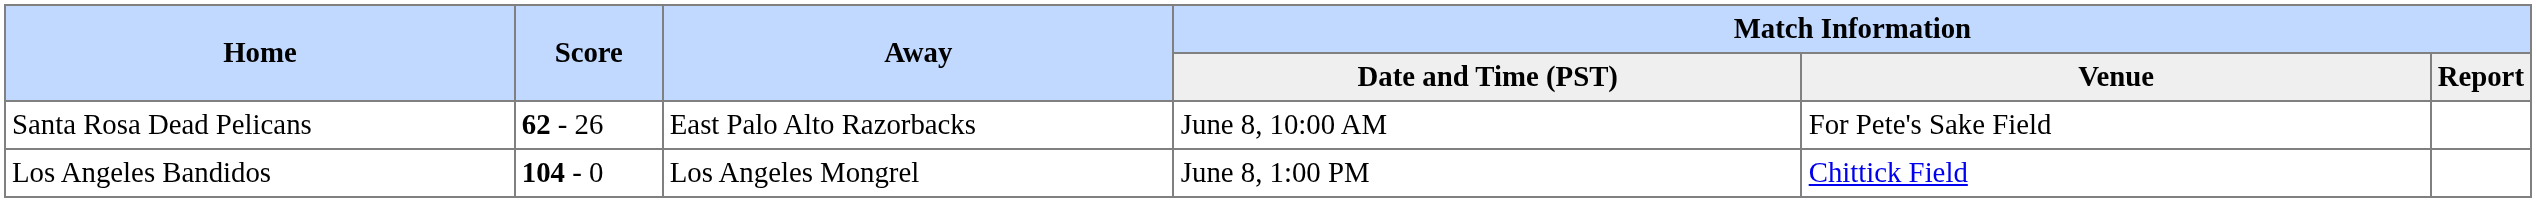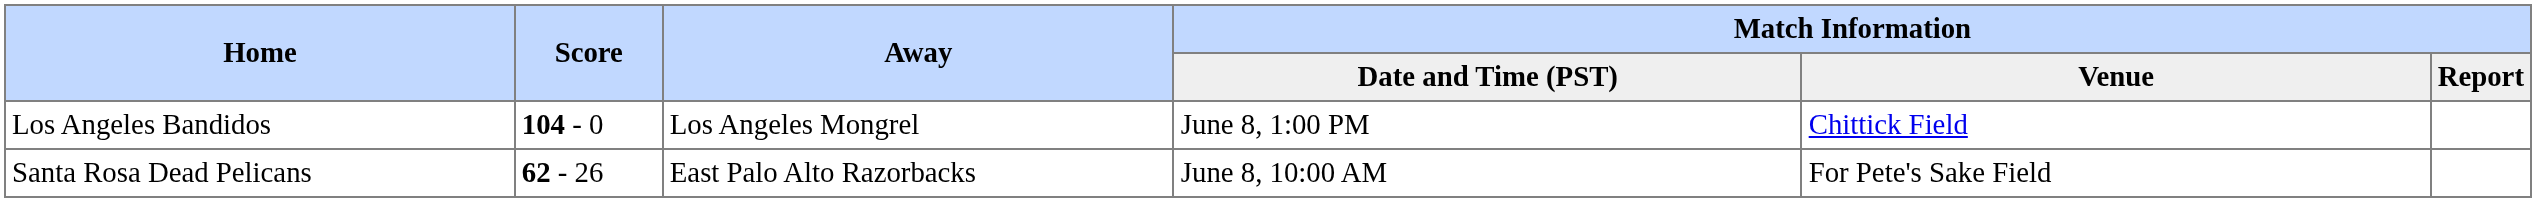rows swapped: (162, 124) <-> (142, 172)
